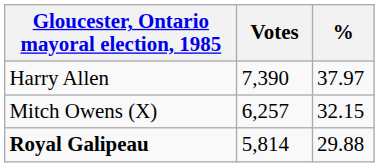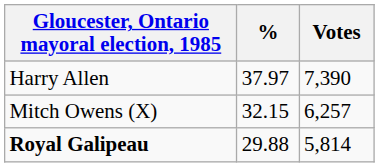columns swapped: (275, 32) <-> (343, 32)
